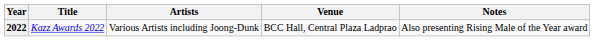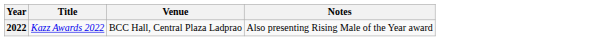- column: (184, 12)
